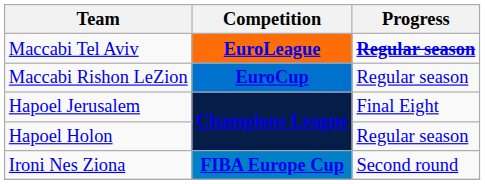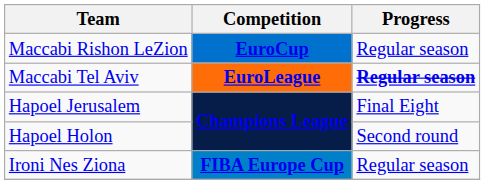rows swapped: (74, 48) <-> (98, 77)
(412, 135) Regular season -> (407, 135) Second round
(407, 164) Second round -> (412, 164) Regular season
